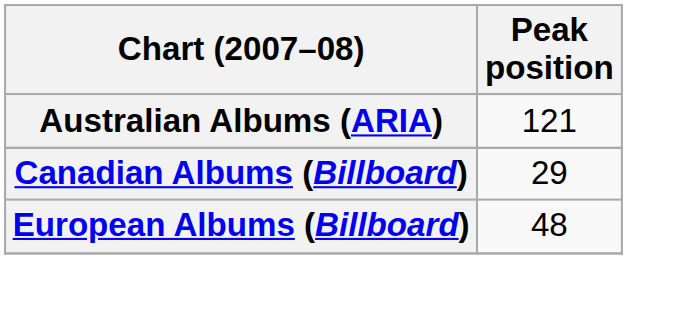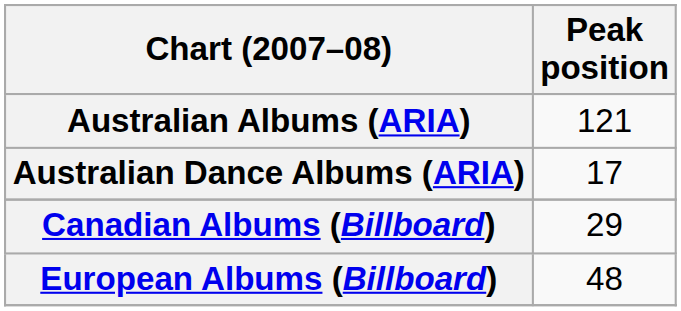+ row: (269, 173)
